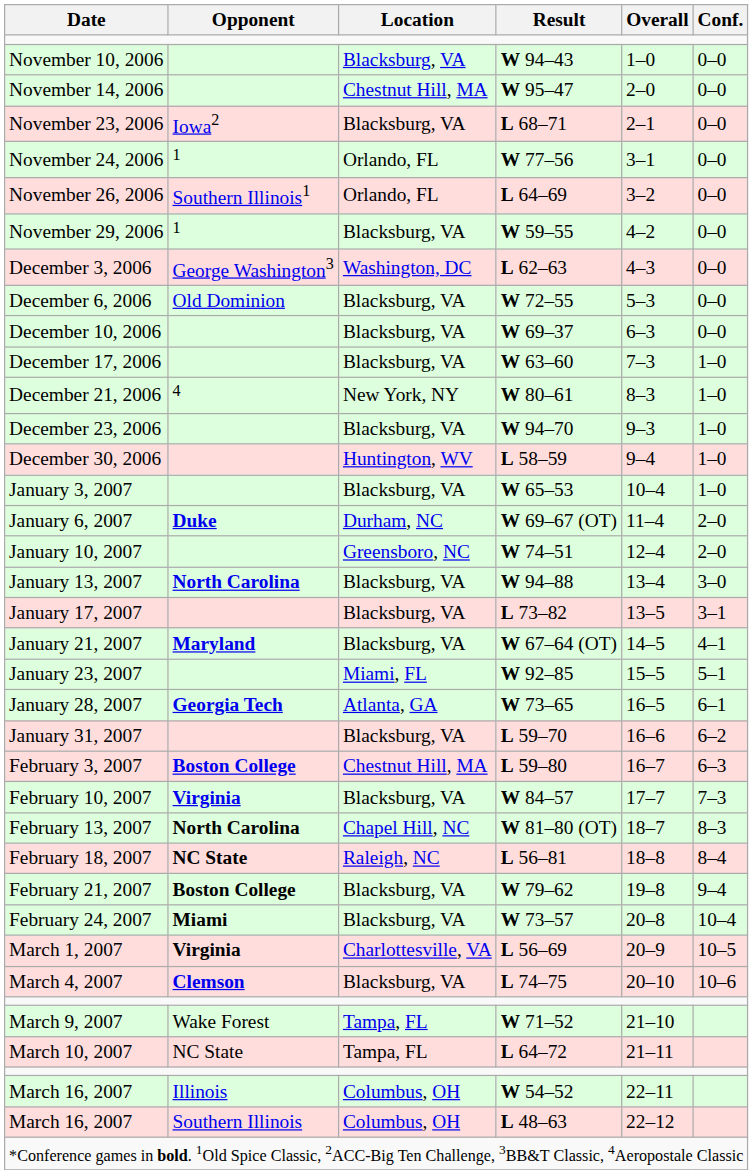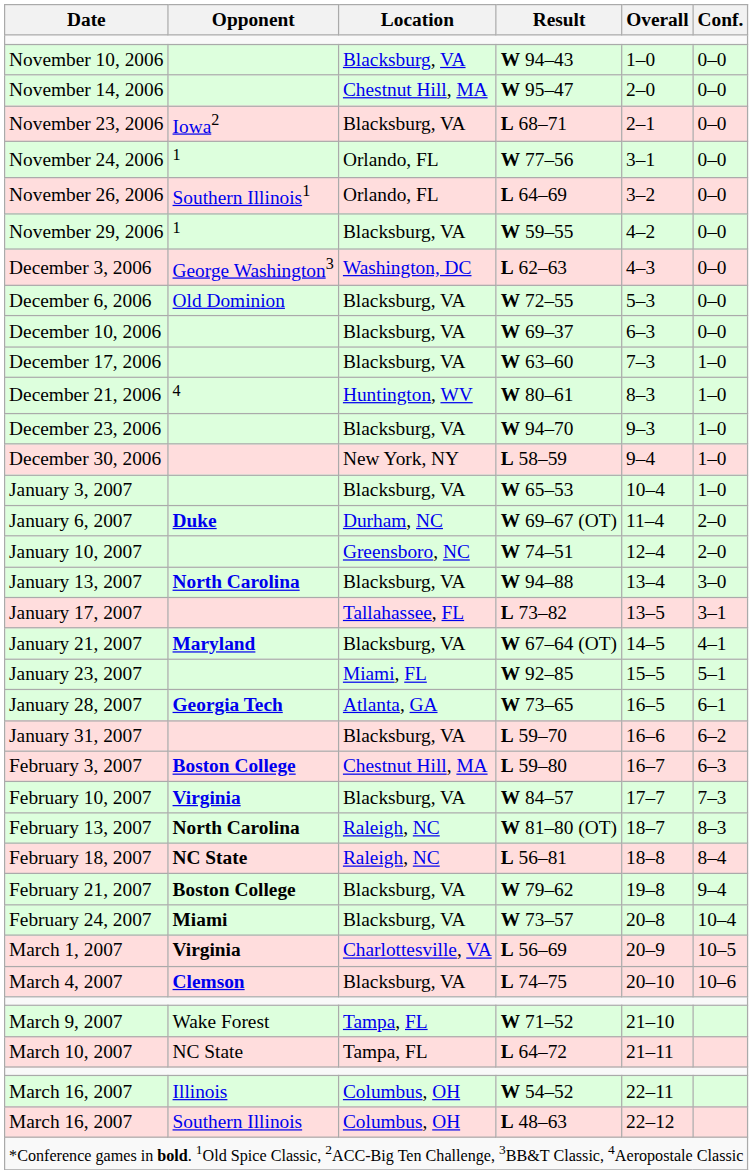(401, 395) New York, NY -> (408, 395) Huntington, WV
(408, 459) Huntington, WV -> (401, 459) New York, NY
(404, 612) Blacksburg, VA -> (404, 612) Tallahassee, FL
(406, 827) Chapel Hill, NC -> (391, 827) Raleigh, NC
